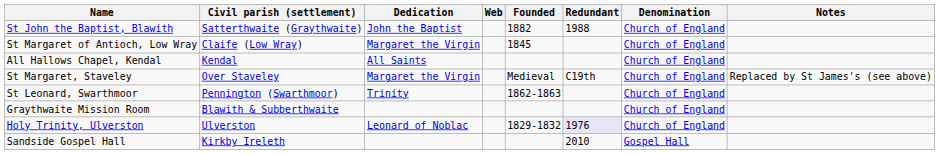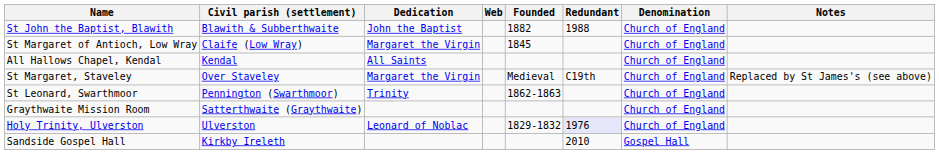(282, 29) Satterthwaite (Graythwaite) -> (270, 29) Blawith & Subberthwaite
(270, 109) Blawith & Subberthwaite -> (282, 109) Satterthwaite (Graythwaite)
